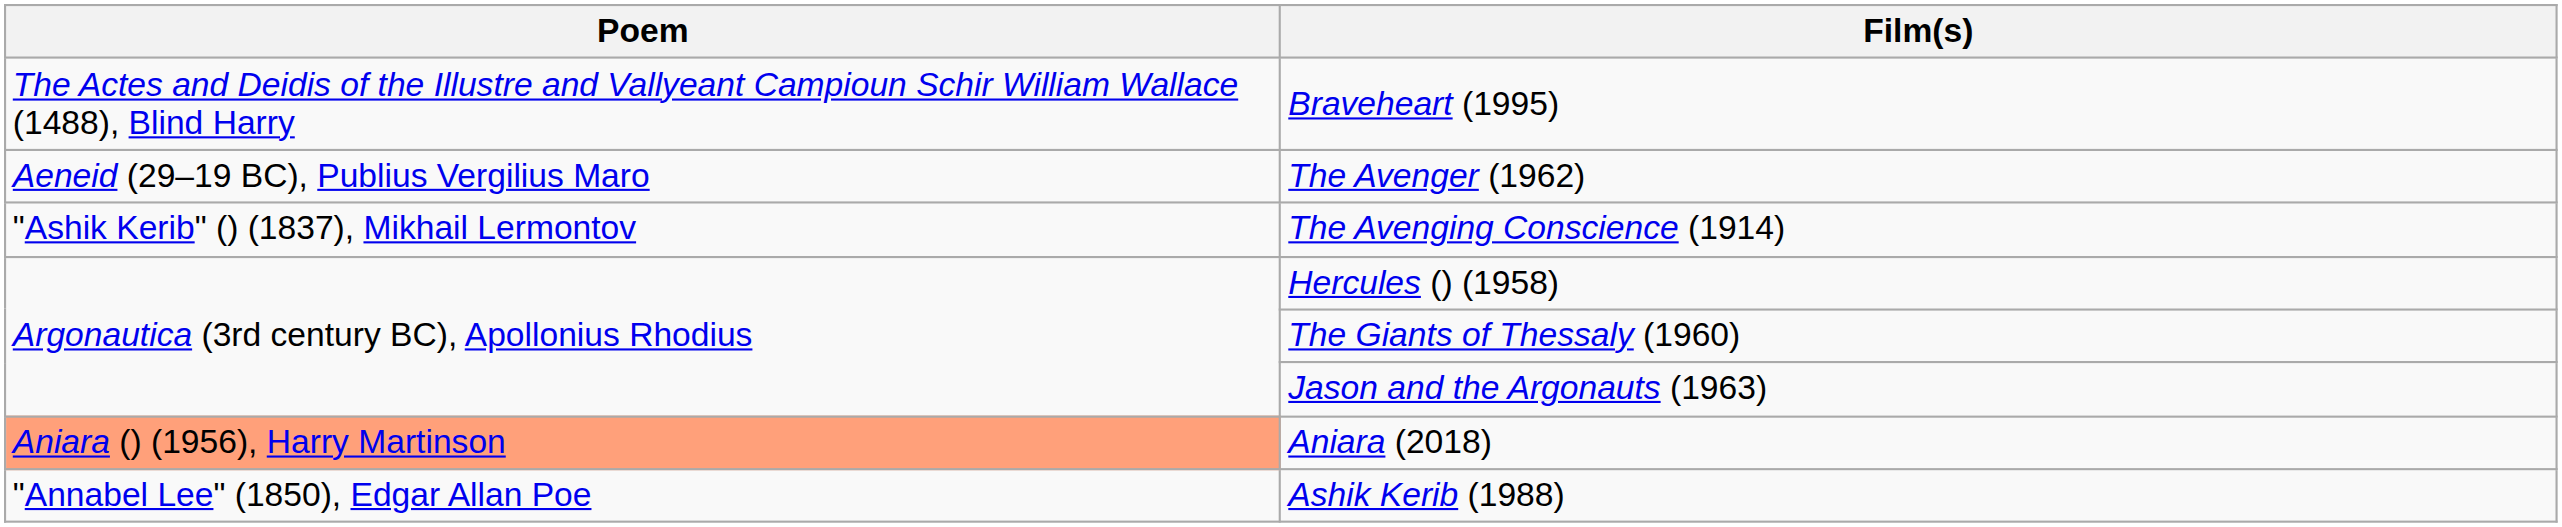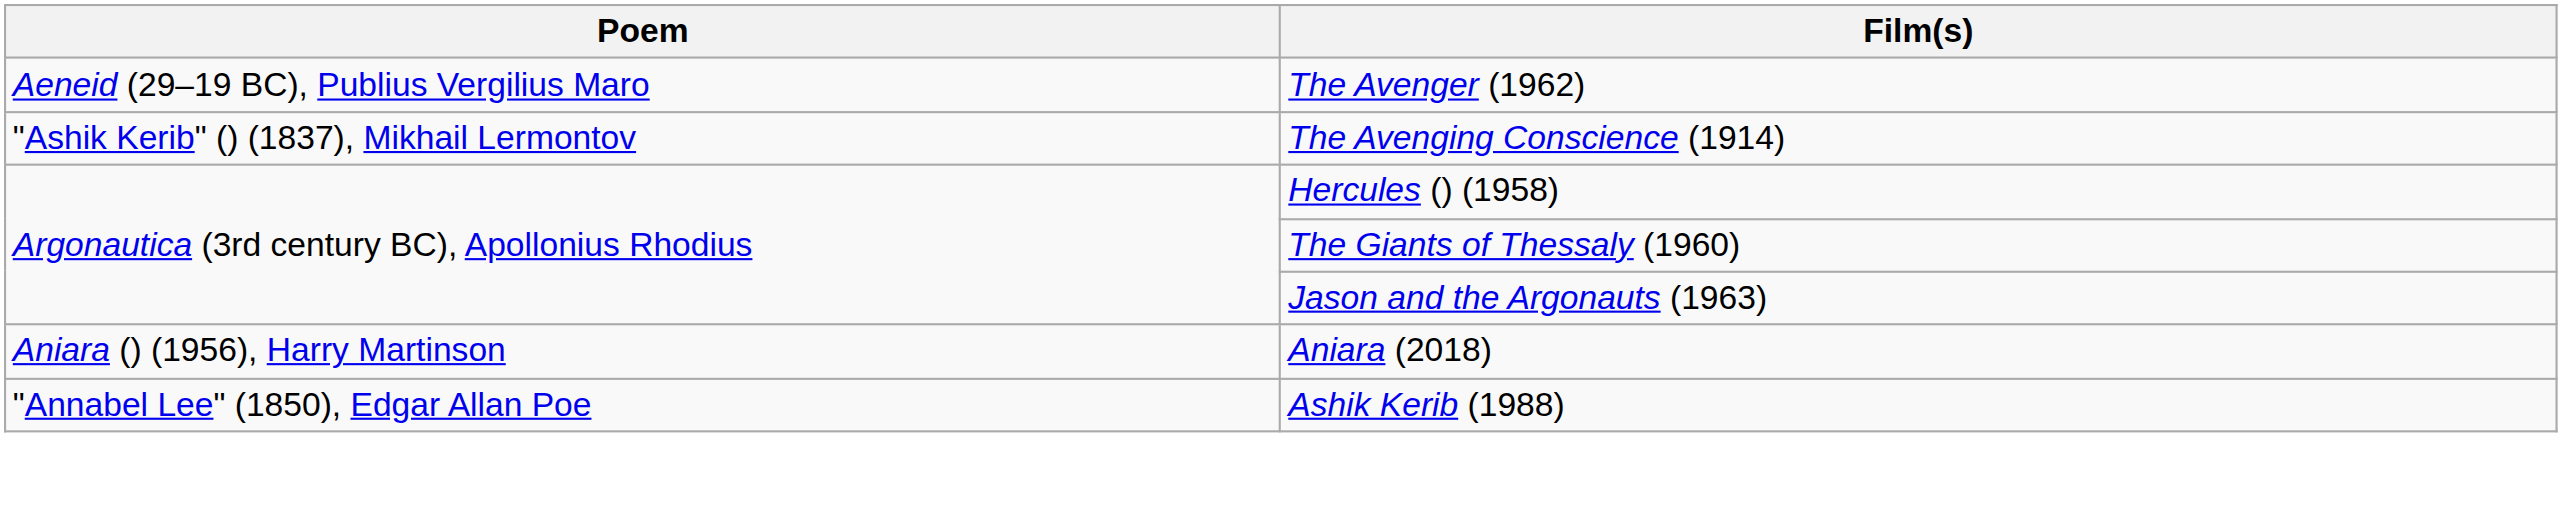- row: (1424, 103)
(259, 441) lightsalmon background -> (259, 350) no background
